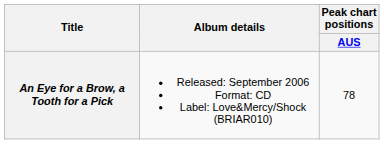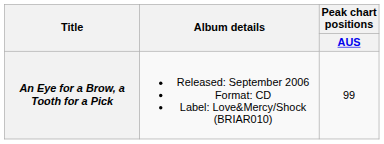(349, 95) 78 -> (349, 95) 99
